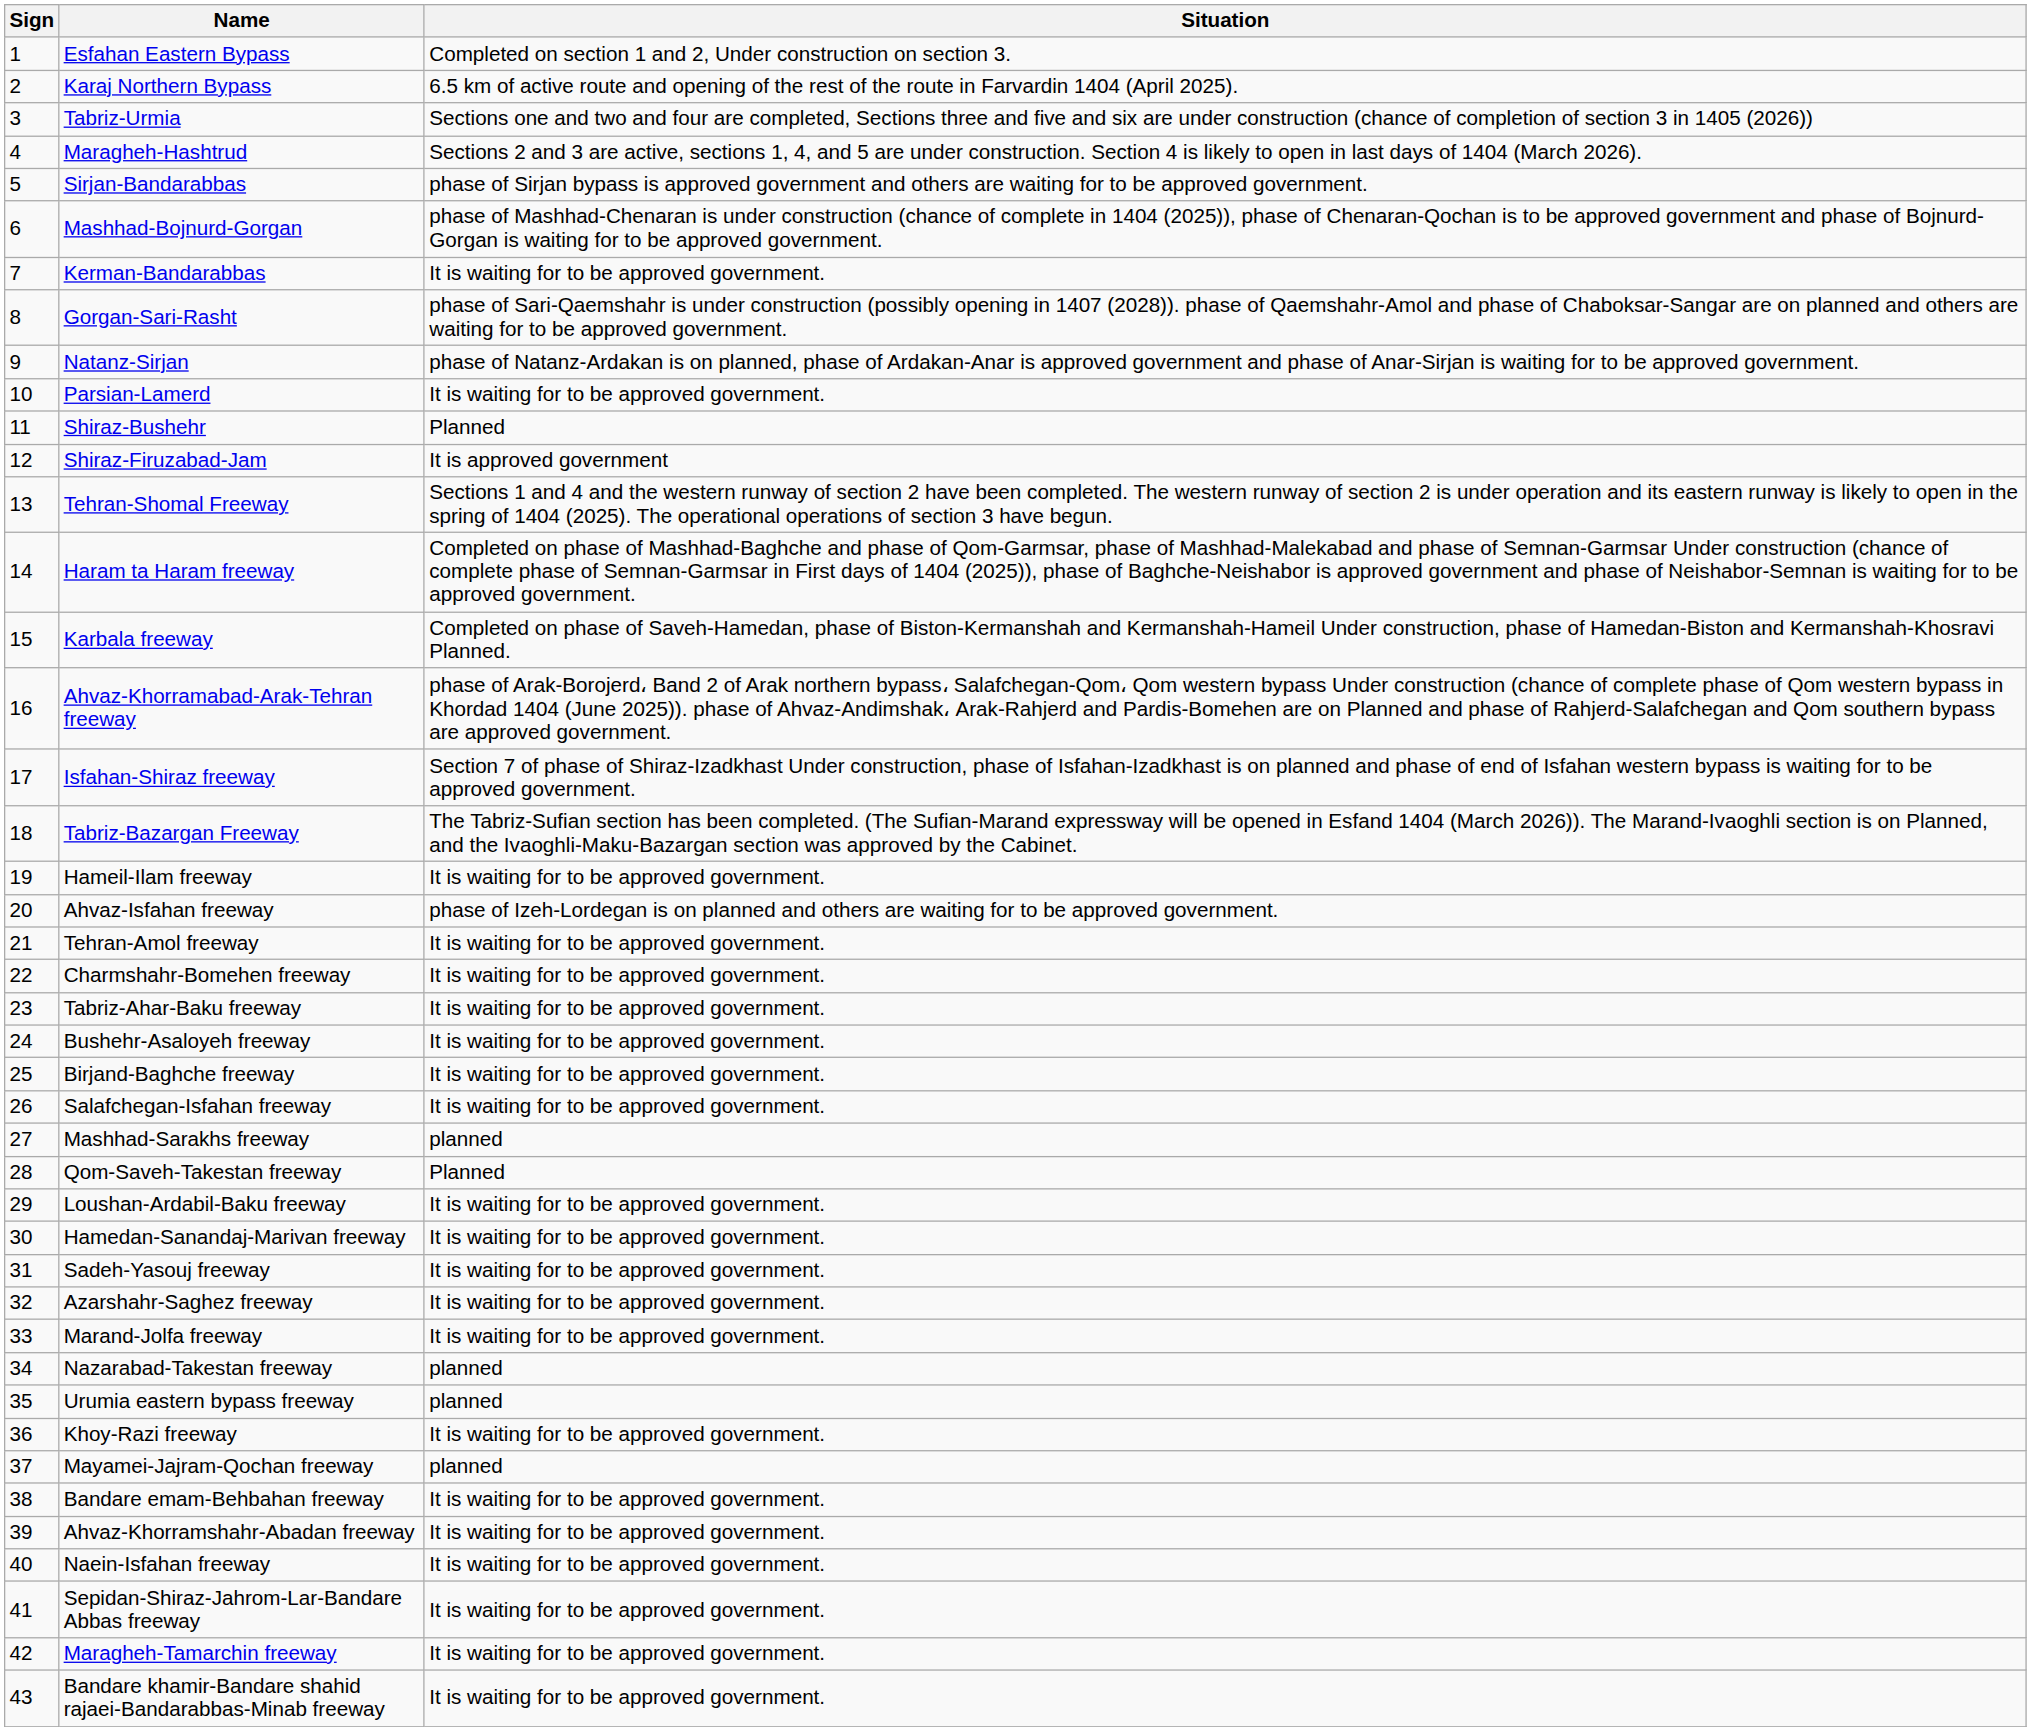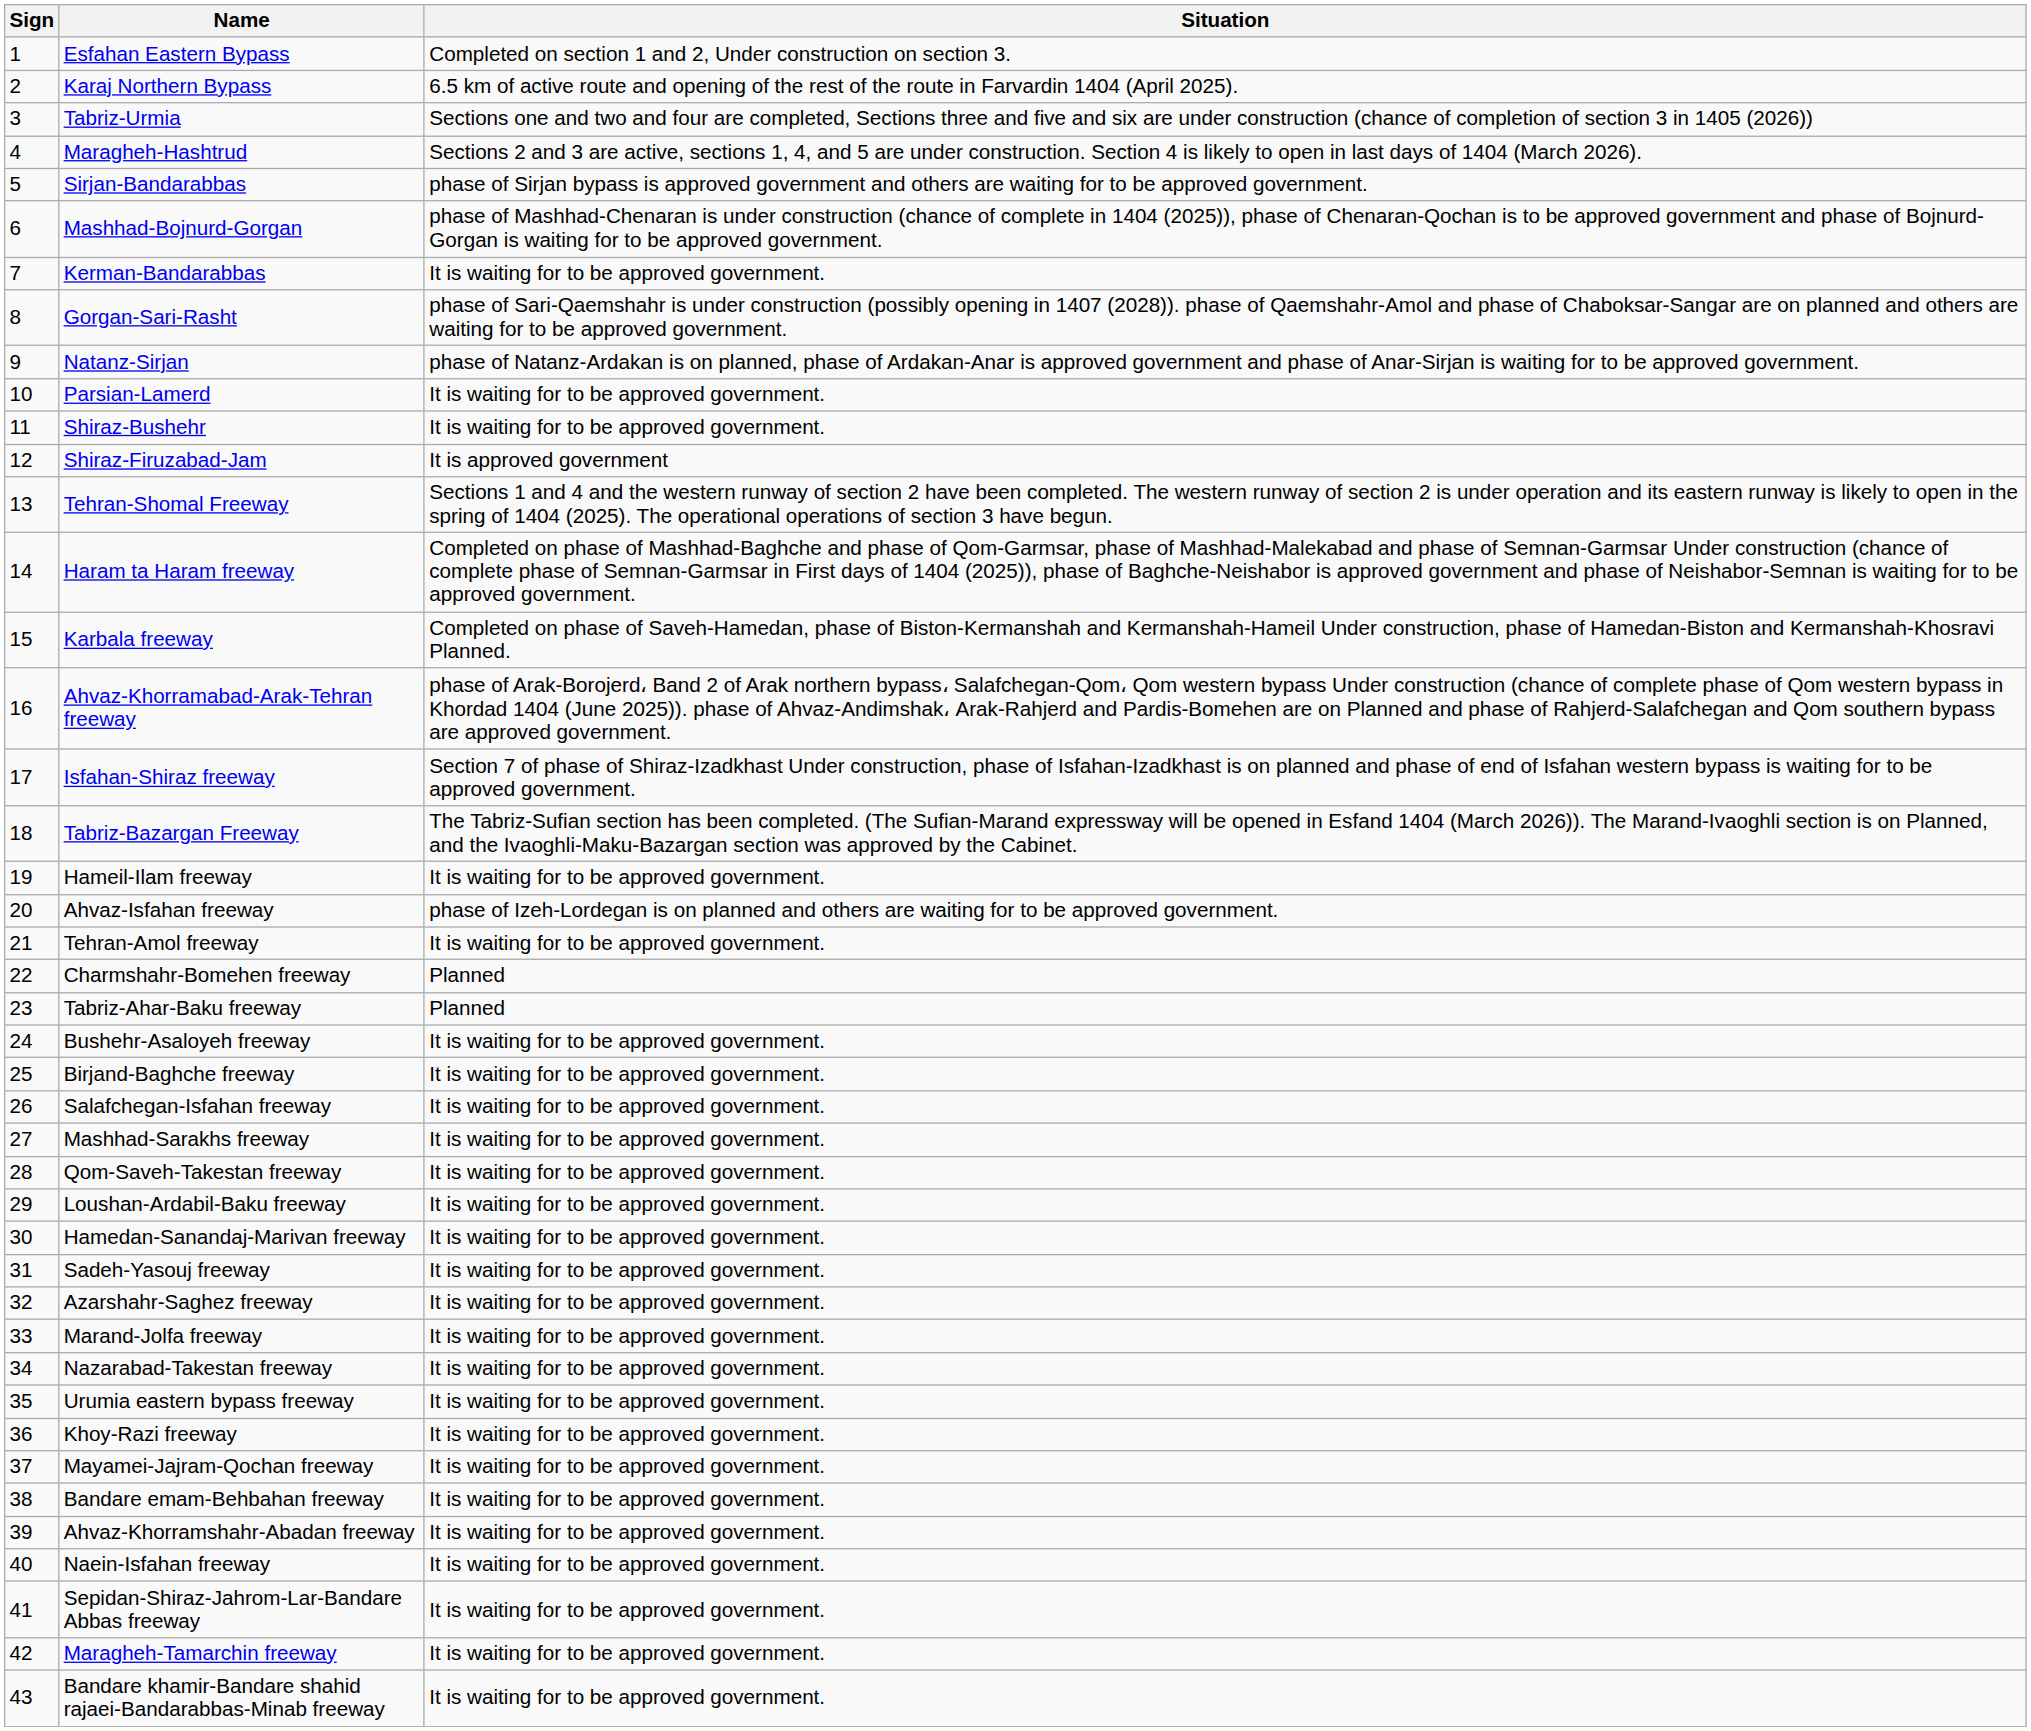(467, 427) Planned -> (627, 427) It is waiting for to be approved government.
(627, 975) It is waiting for to be approved government. -> (467, 975) Planned
(627, 1008) It is waiting for to be approved government. -> (467, 1008) Planned
(466, 1139) planned -> (627, 1139) It is waiting for to be approved government.
(467, 1172) Planned -> (627, 1172) It is waiting for to be approved government.
(466, 1368) planned -> (627, 1368) It is waiting for to be approved government.
(466, 1401) planned -> (627, 1401) It is waiting for to be approved government.
(466, 1466) planned -> (627, 1466) It is waiting for to be approved government.
